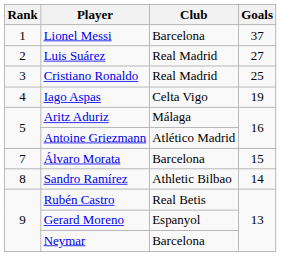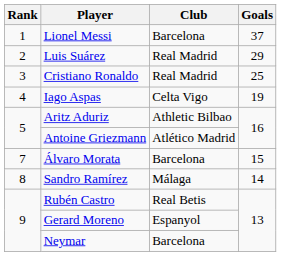(257, 55) 27 -> (257, 55) 29
(172, 117) Málaga -> (192, 117) Athletic Bilbao
(192, 179) Athletic Bilbao -> (172, 179) Málaga
